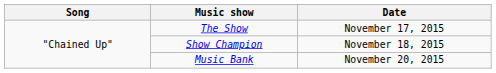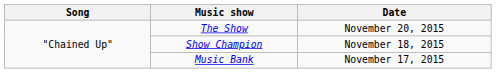(394, 28) November 17, 2015 -> (394, 28) November 20, 2015
(394, 60) November 20, 2015 -> (394, 60) November 17, 2015
